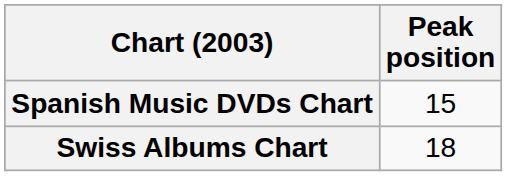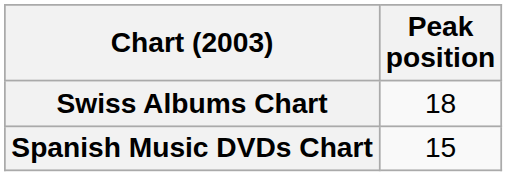rows swapped: (192, 103) <-> (192, 147)
